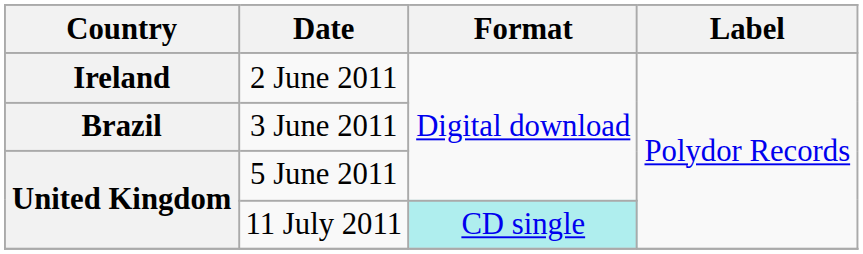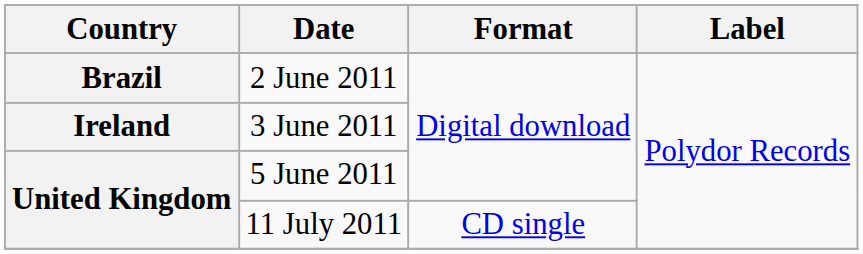(122, 77) Ireland -> (122, 77) Brazil
(122, 126) Brazil -> (122, 126) Ireland
(523, 223) paleturquoise background -> (523, 223) no background
